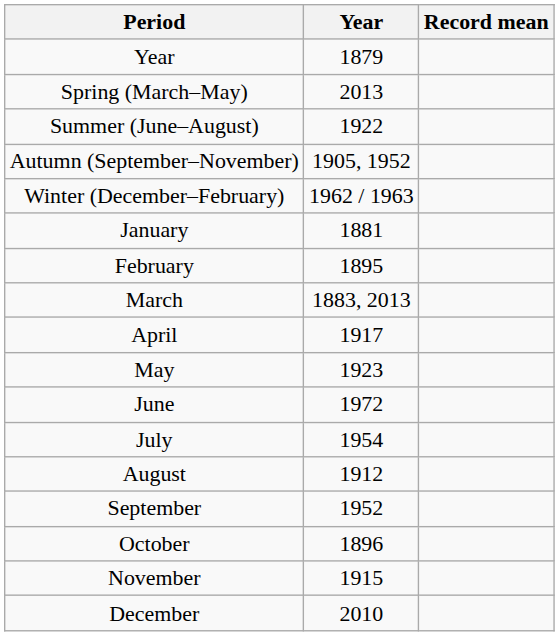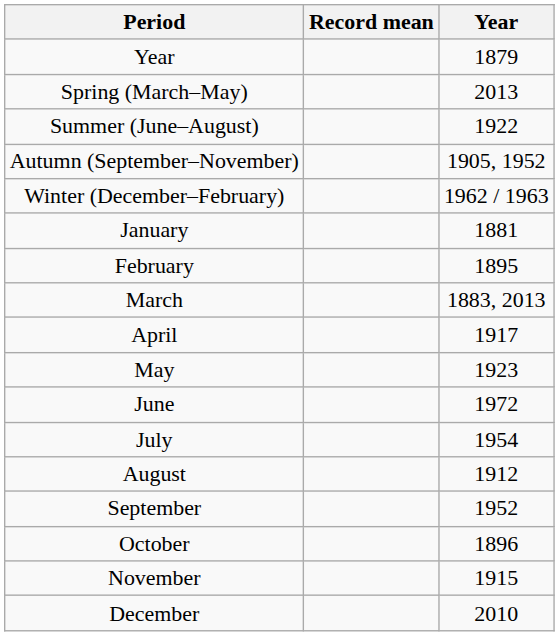columns swapped: (486, 21) <-> (361, 21)
